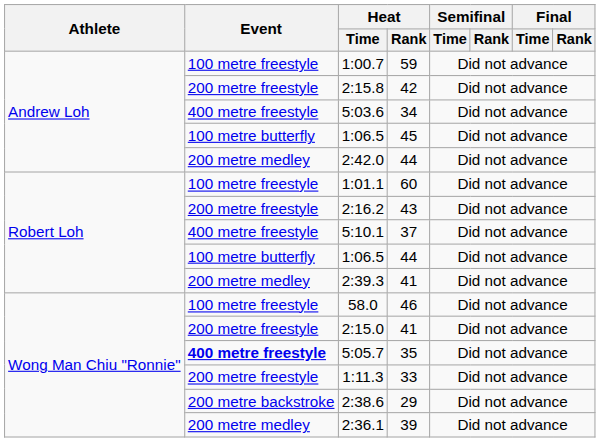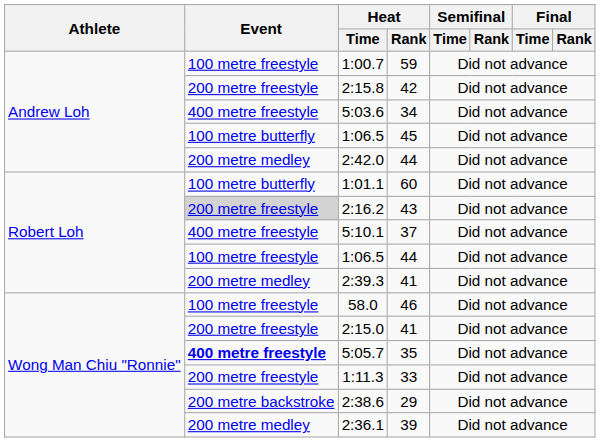(253, 184) 100 metre freestyle -> (251, 184) 100 metre butterfly
(253, 209) no background -> (253, 209) lightgrey background
(251, 257) 100 metre butterfly -> (253, 257) 100 metre freestyle
